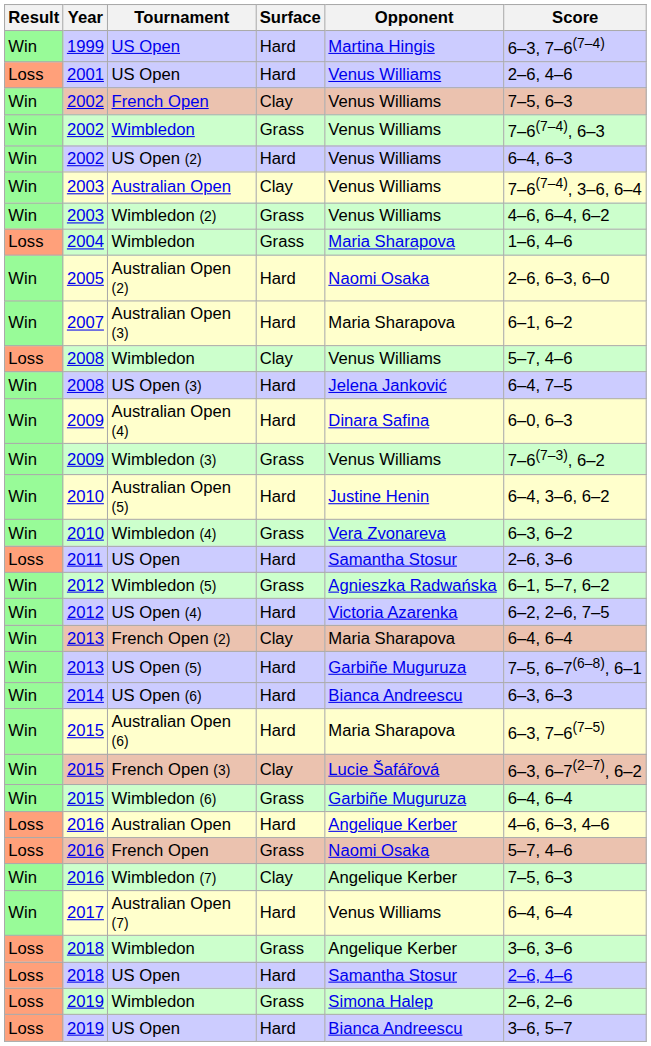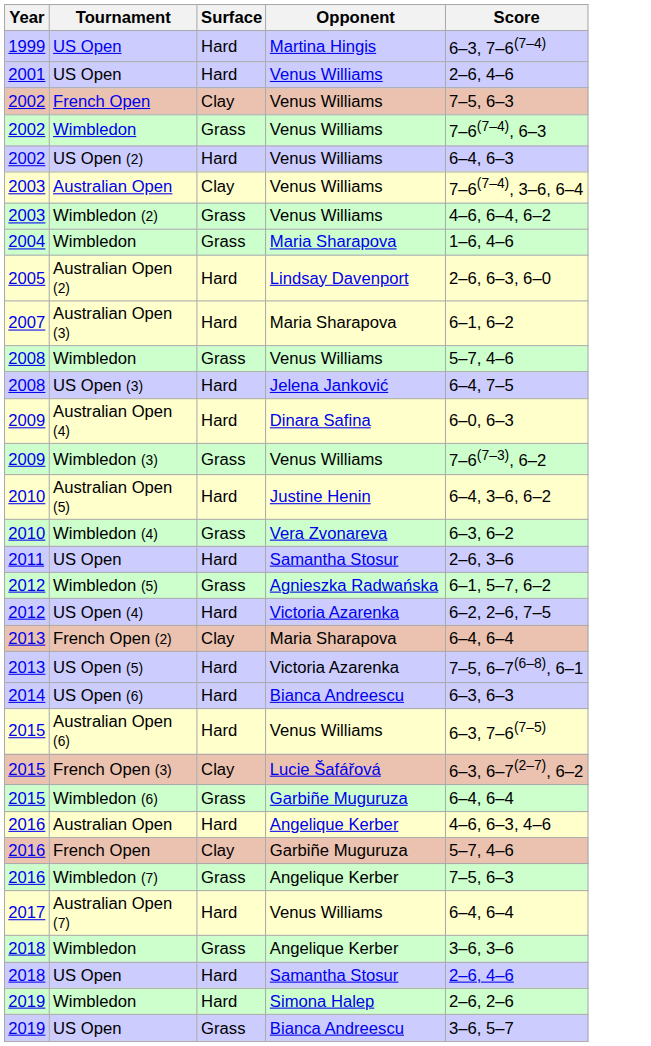- column: (34, 17)
(379, 278) Naomi Osaka -> (339, 278) Lindsay Davenport
(276, 358) Clay -> (223, 358) Grass
(397, 667) Garbiñe Muguruza -> (334, 667) Victoria Azarenka
(392, 731) Maria Sharapova -> (326, 731) Venus Williams
(282, 850) Grass -> (218, 850) Clay
(379, 850) Naomi Osaka -> (339, 850) Garbiñe Muguruza
(276, 877) Clay -> (223, 877) Grass
(282, 1001) Grass -> (219, 1001) Hard
(278, 1027) Hard -> (223, 1027) Grass
